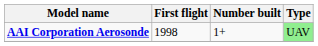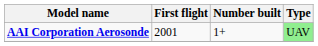(166, 32) 1998 -> (166, 32) 2001
